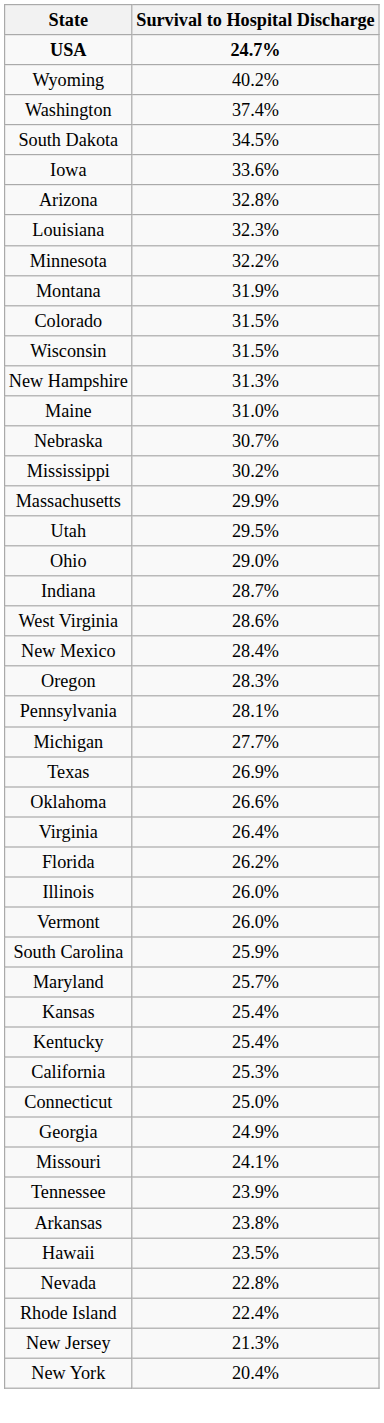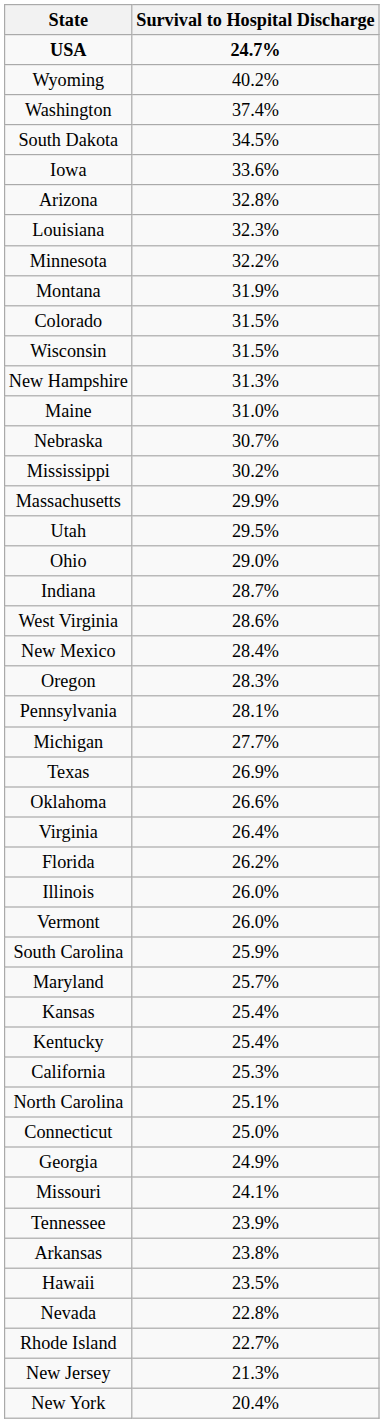+ row: (68, 1102)
(255, 1312) 22.4% -> (255, 1343) 22.7%
